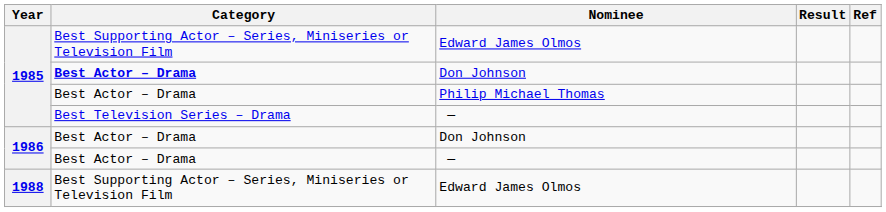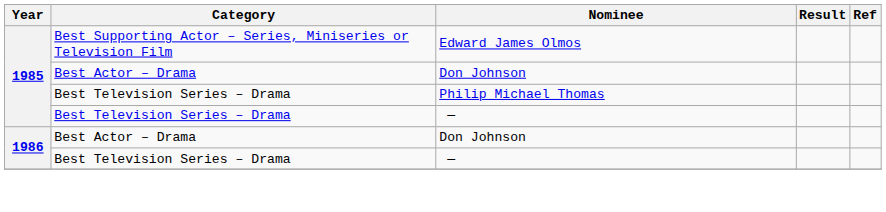(125, 73) bold -> (125, 73) normal
(125, 95) Best Actor – Drama -> (172, 95) Best Television Series – Drama
(125, 159) Best Actor – Drama -> (172, 159) Best Television Series – Drama
- row: (28, 188)
